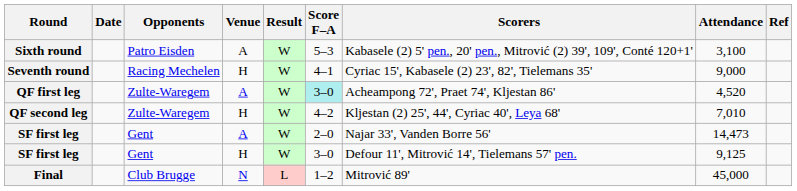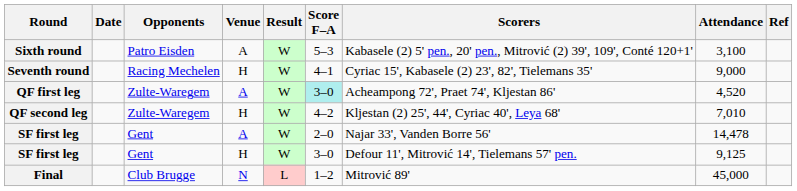(731, 133) 14,473 -> (731, 133) 14,478
